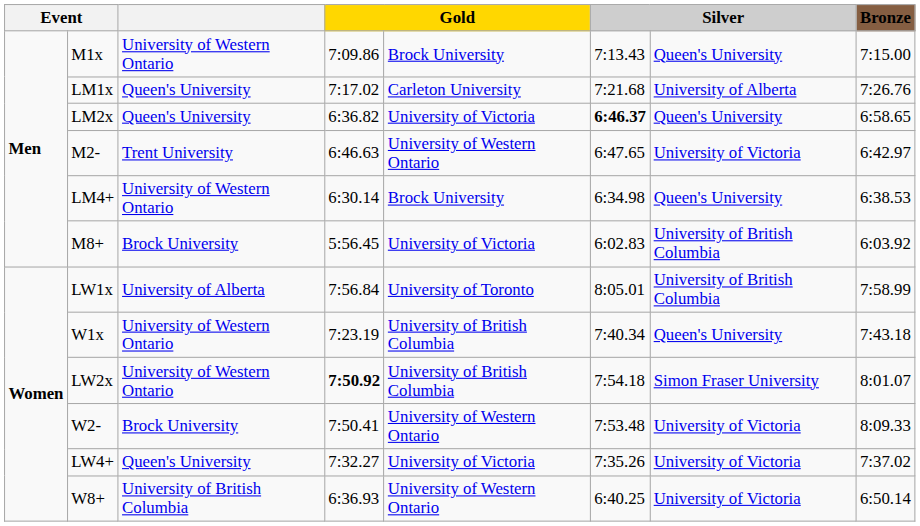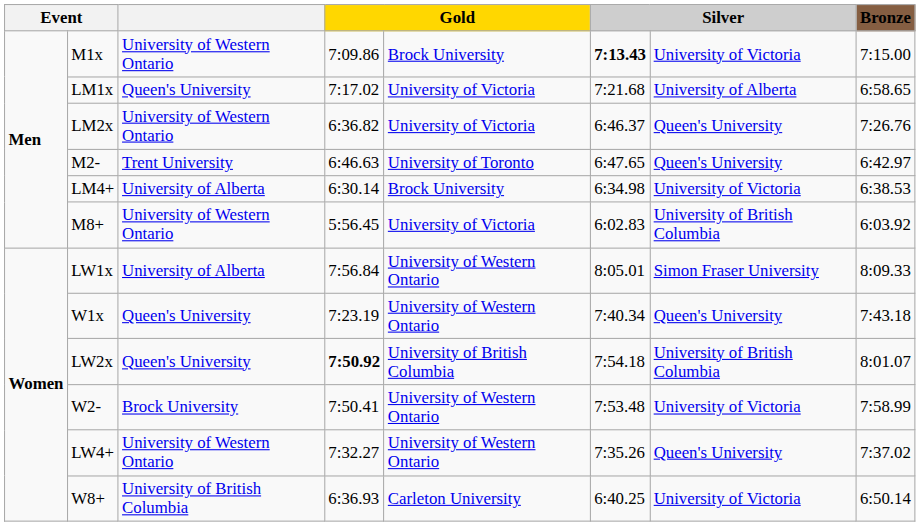(620, 53) normal -> (620, 53) bold
(718, 53) Queen's University -> (727, 53) University of Victoria
(454, 90) Carleton University -> (461, 90) University of Victoria
(885, 90) 7:26.76 -> (885, 90) 6:58.65
(186, 116) Queen's University -> (196, 126) University of Western Ontario
(620, 116) bold -> (620, 126) normal
(885, 116) 6:58.65 -> (885, 126) 7:26.76
(462, 152) University of Western Ontario -> (461, 162) University of Toronto
(727, 152) University of Victoria -> (718, 162) Queen's University
(196, 198) University of Western Ontario -> (193, 188) University of Alberta
(718, 198) Queen's University -> (727, 188) University of Victoria
(180, 243) Brock University -> (196, 224) University of Western Ontario
(461, 289) University of Toronto -> (462, 270) University of Western Ontario
(723, 289) University of British Columbia -> (736, 270) Simon Fraser University
(885, 289) 7:58.99 -> (885, 270) 8:09.33
(196, 334) University of Western Ontario -> (186, 316) Queen's University
(457, 334) University of British Columbia -> (462, 316) University of Western Ontario
(196, 380) University of Western Ontario -> (186, 361) Queen's University
(736, 380) Simon Fraser University -> (723, 361) University of British Columbia
(885, 426) 8:09.33 -> (885, 407) 7:58.99
(186, 462) Queen's University -> (196, 452) University of Western Ontario
(461, 462) University of Victoria -> (462, 452) University of Western Ontario
(727, 462) University of Victoria -> (718, 452) Queen's University
(462, 498) University of Western Ontario -> (454, 498) Carleton University
